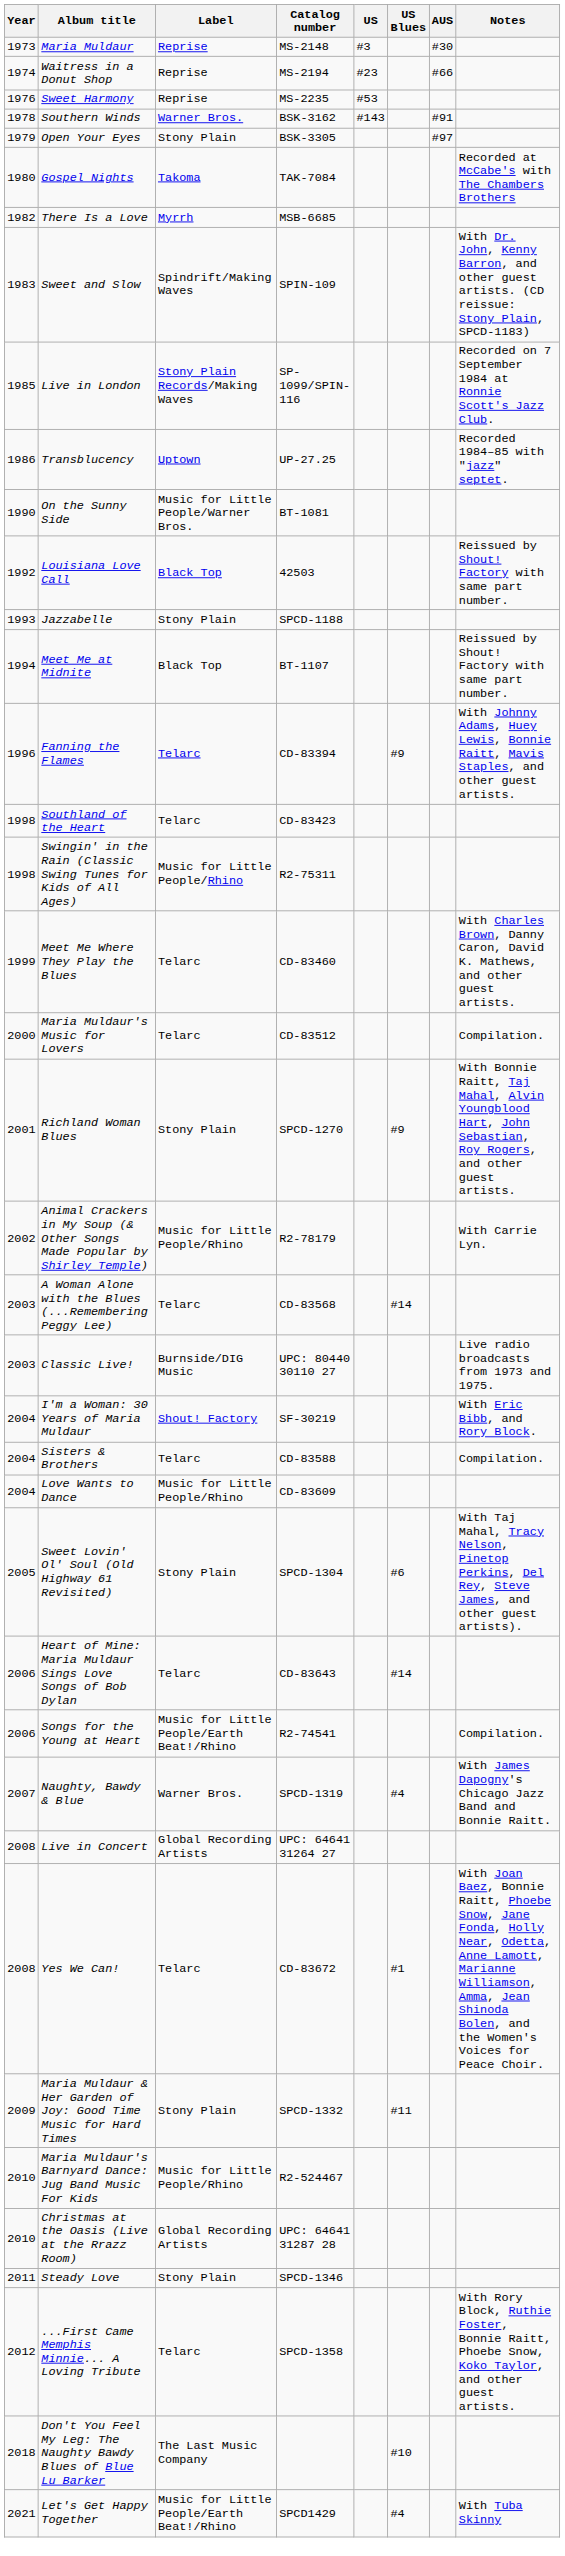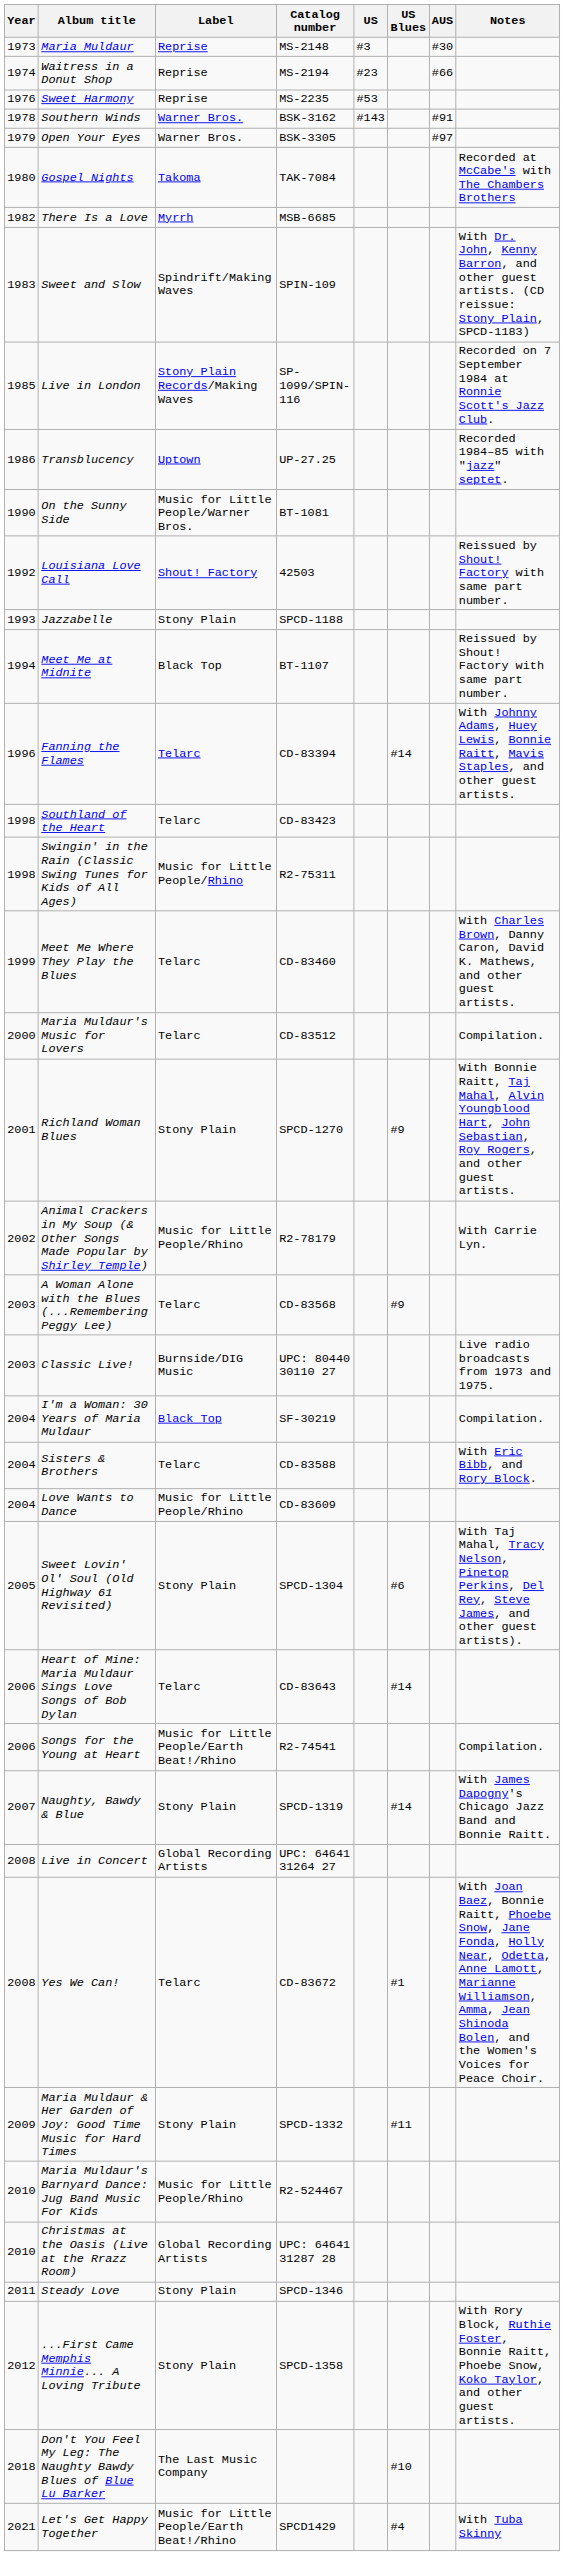(197, 138) Stony Plain -> (201, 138) Warner Bros.
(190, 573) Black Top -> (208, 573) Shout! Factory
(398, 754) #9 -> (401, 754) #14
(401, 1305) #14 -> (398, 1305) #9
(208, 1419) Shout! Factory -> (190, 1419) Black Top
(498, 1419) With Eric Bibb, and Rory Block. -> (501, 1419) Compilation.
(501, 1458) Compilation. -> (498, 1465) With Eric Bibb, and Rory Block.
(201, 1794) Warner Bros. -> (197, 1807) Stony Plain
(398, 1794) #4 -> (401, 1807) #14
(179, 2352) Telarc -> (197, 2365) Stony Plain
